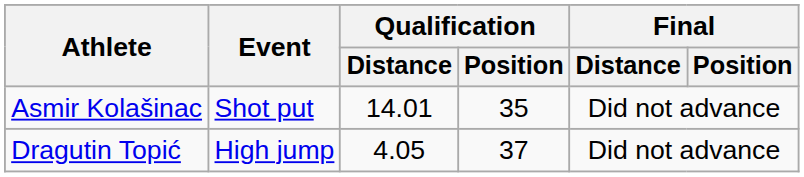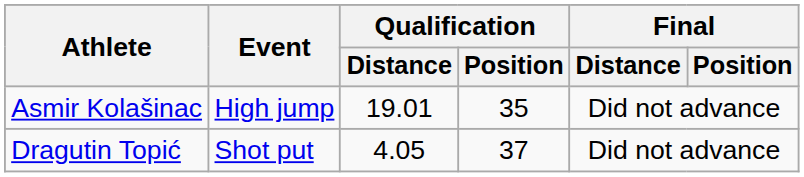(264, 108) Shot put -> (274, 108) High jump
(399, 108) 14.01 -> (399, 108) 19.01
(274, 150) High jump -> (264, 150) Shot put
